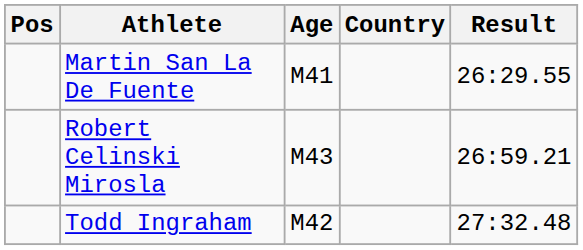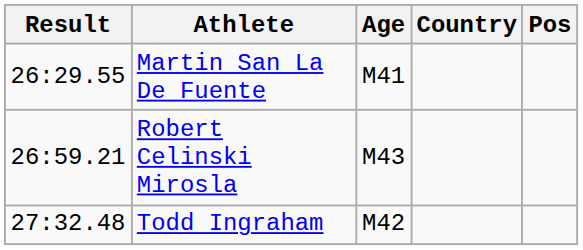columns swapped: (32, 24) <-> (514, 24)
